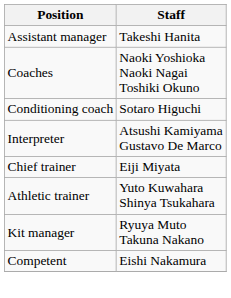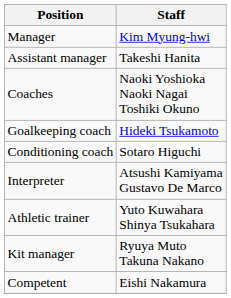+ row: (31, 36)
+ row: (59, 130)
- row: (42, 167)
